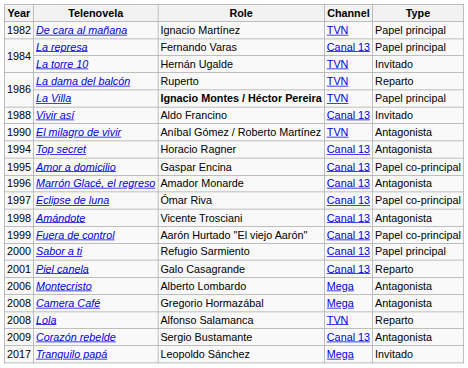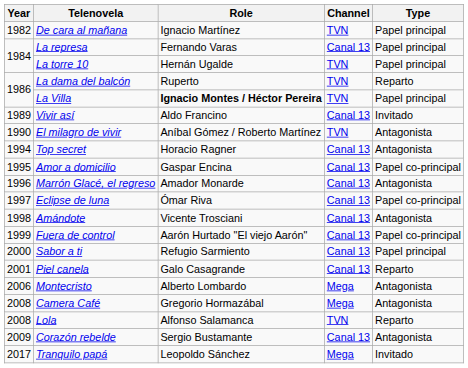(394, 64) Invitado -> (410, 64) Papel principal
(19, 116) 1988 -> (19, 116) 1989
